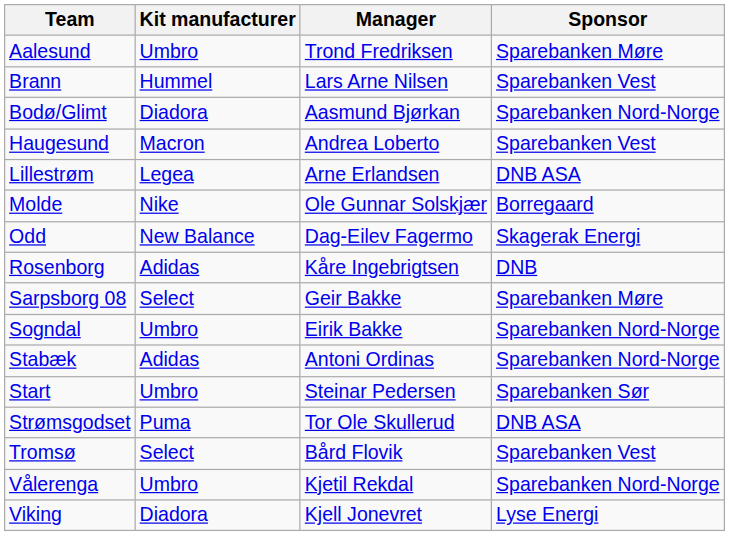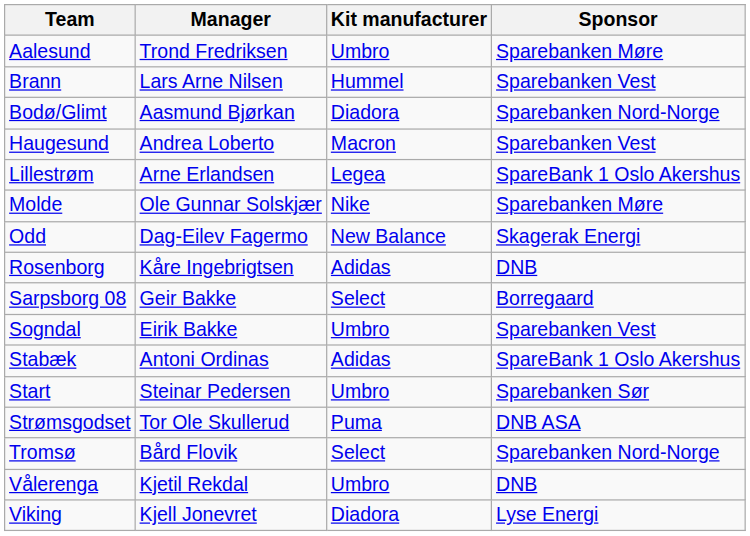columns swapped: (396, 19) <-> (218, 19)
(538, 174) DNB ASA -> (618, 174) SpareBank 1 Oslo Akershus
(545, 205) Borregaard -> (580, 205) Sparebanken Møre
(580, 298) Sparebanken Møre -> (545, 298) Borregaard
(608, 329) Sparebanken Nord-Norge -> (576, 329) Sparebanken Vest
(608, 360) Sparebanken Nord-Norge -> (618, 360) SpareBank 1 Oslo Akershus
(576, 453) Sparebanken Vest -> (608, 453) Sparebanken Nord-Norge
(608, 484) Sparebanken Nord-Norge -> (517, 484) DNB
